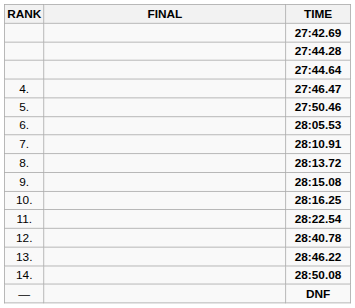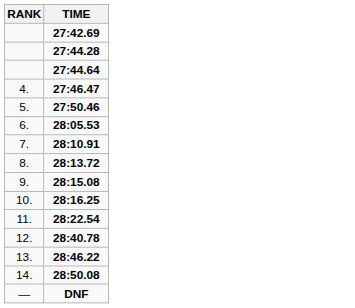- column: (165, 14)
